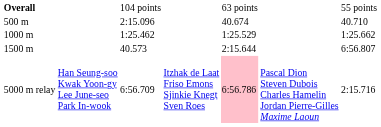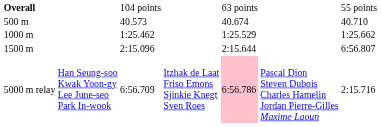(137, 21) 2:15.096 -> (134, 21) 40.573
(134, 48) 40.573 -> (137, 48) 2:15.096
